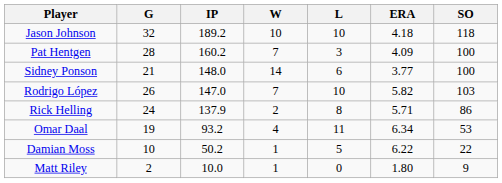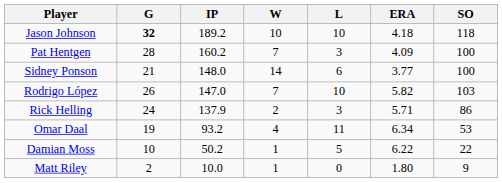(149, 33) normal -> (149, 33) bold
(339, 110) 8 -> (339, 110) 3
